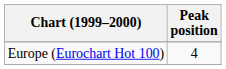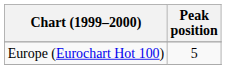(194, 53) 4 -> (194, 53) 5
